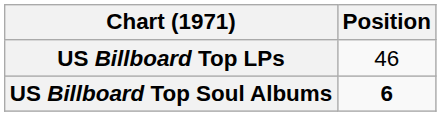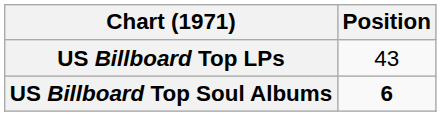(387, 57) 46 -> (387, 57) 43
